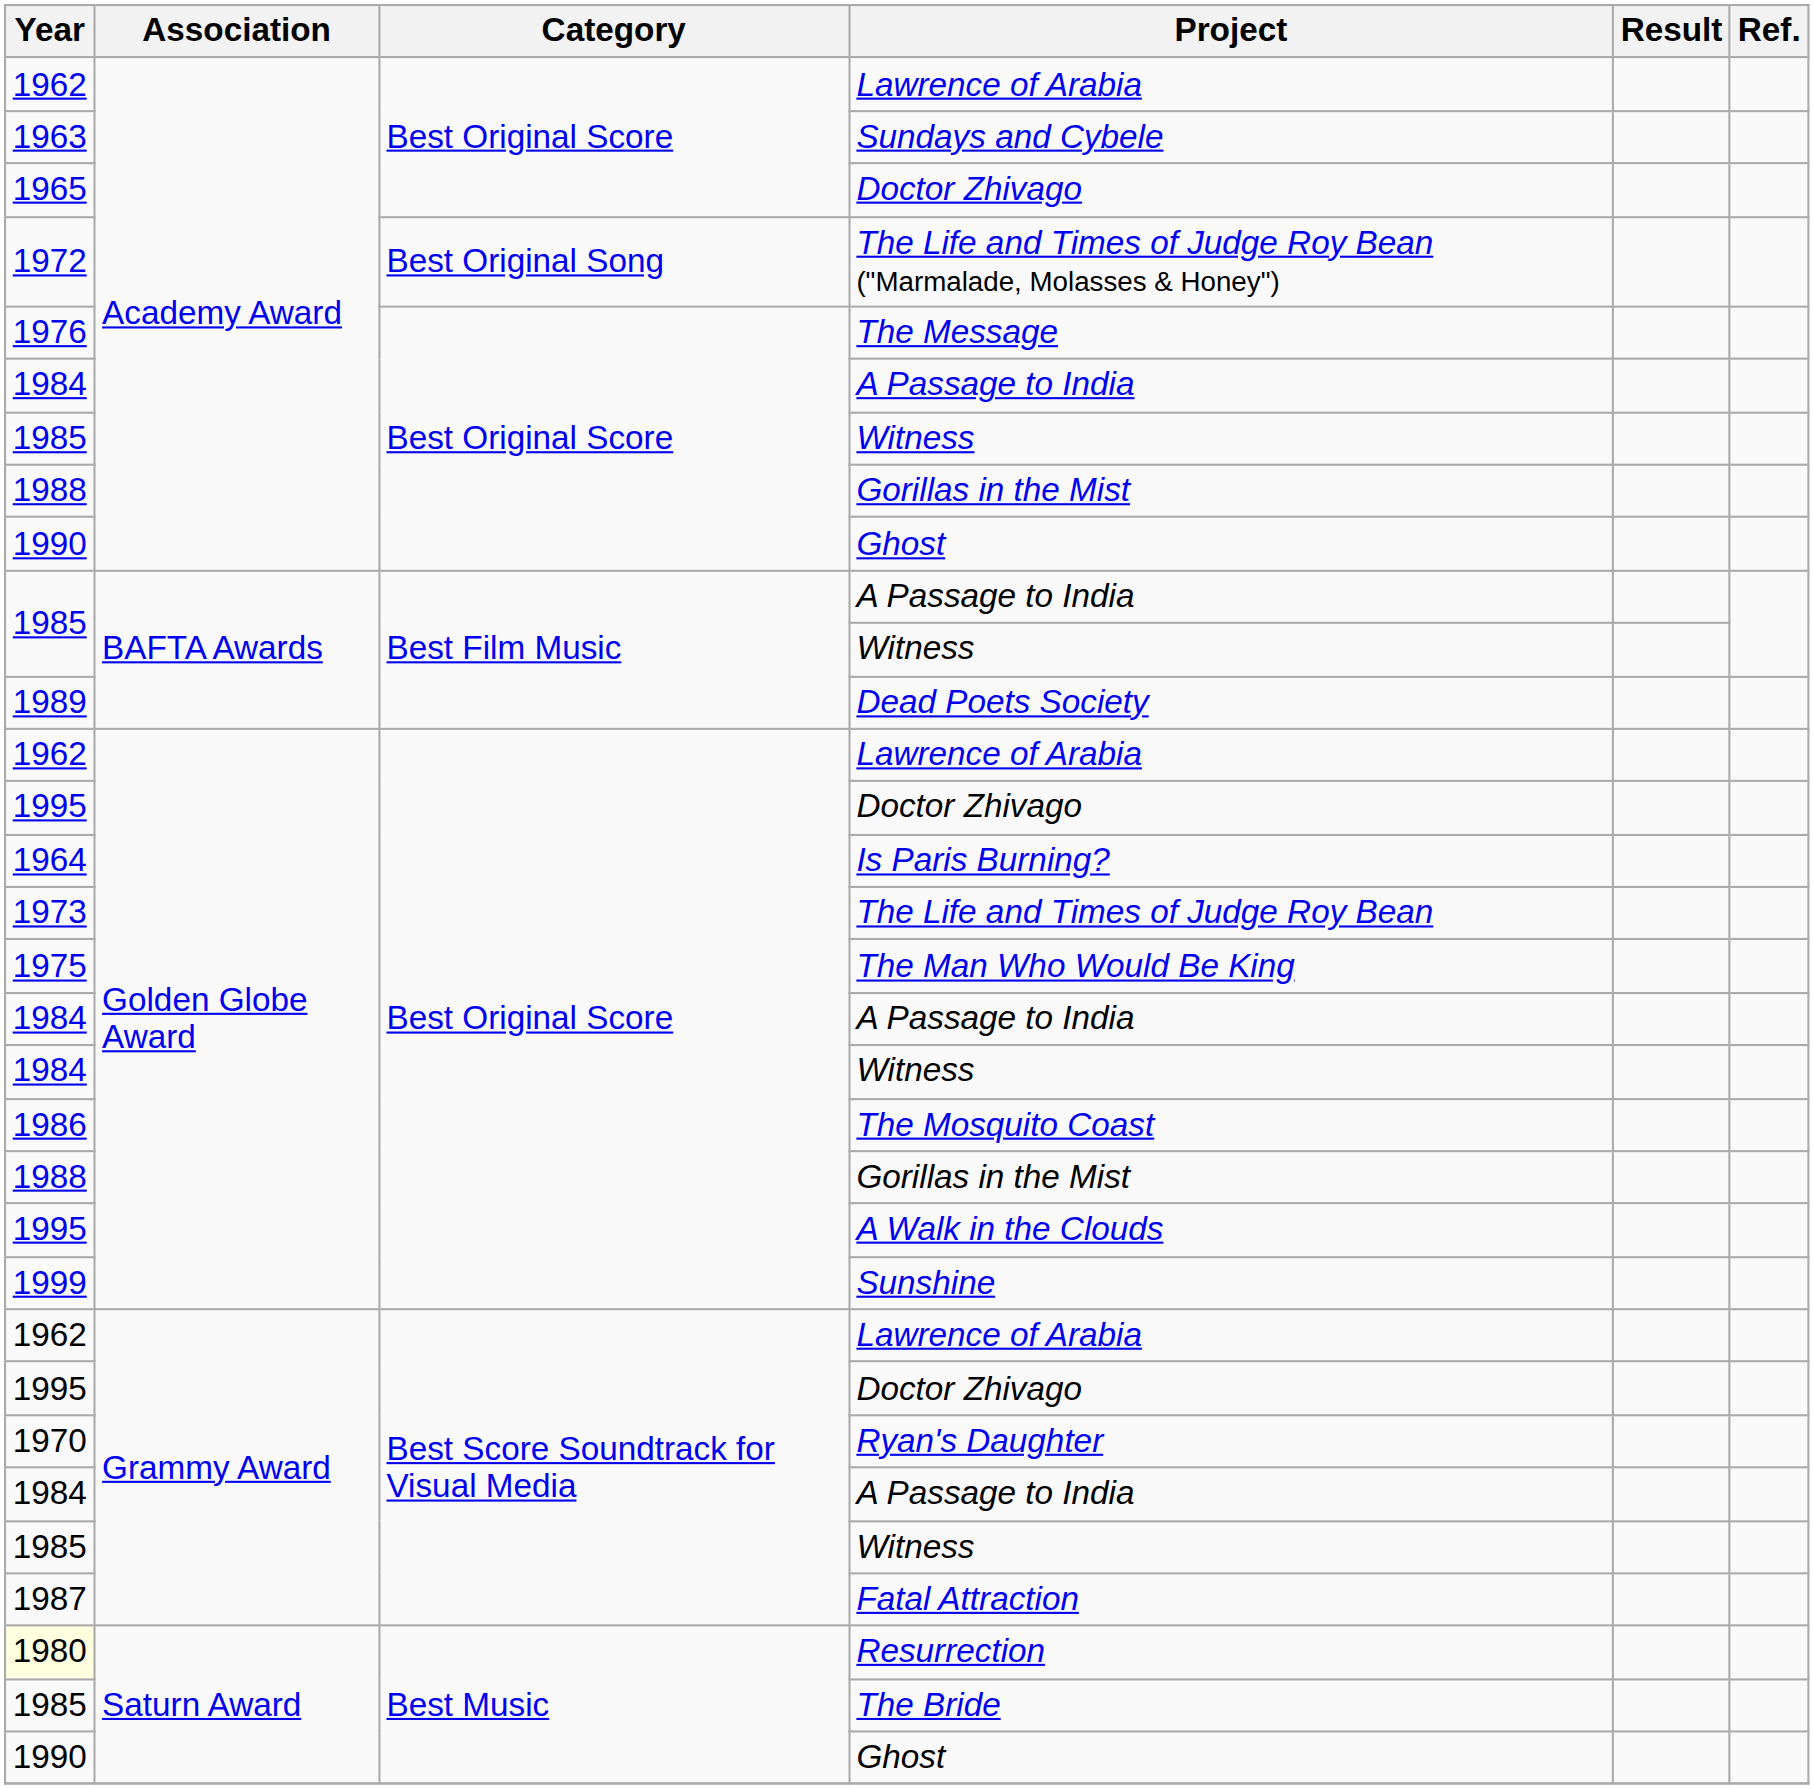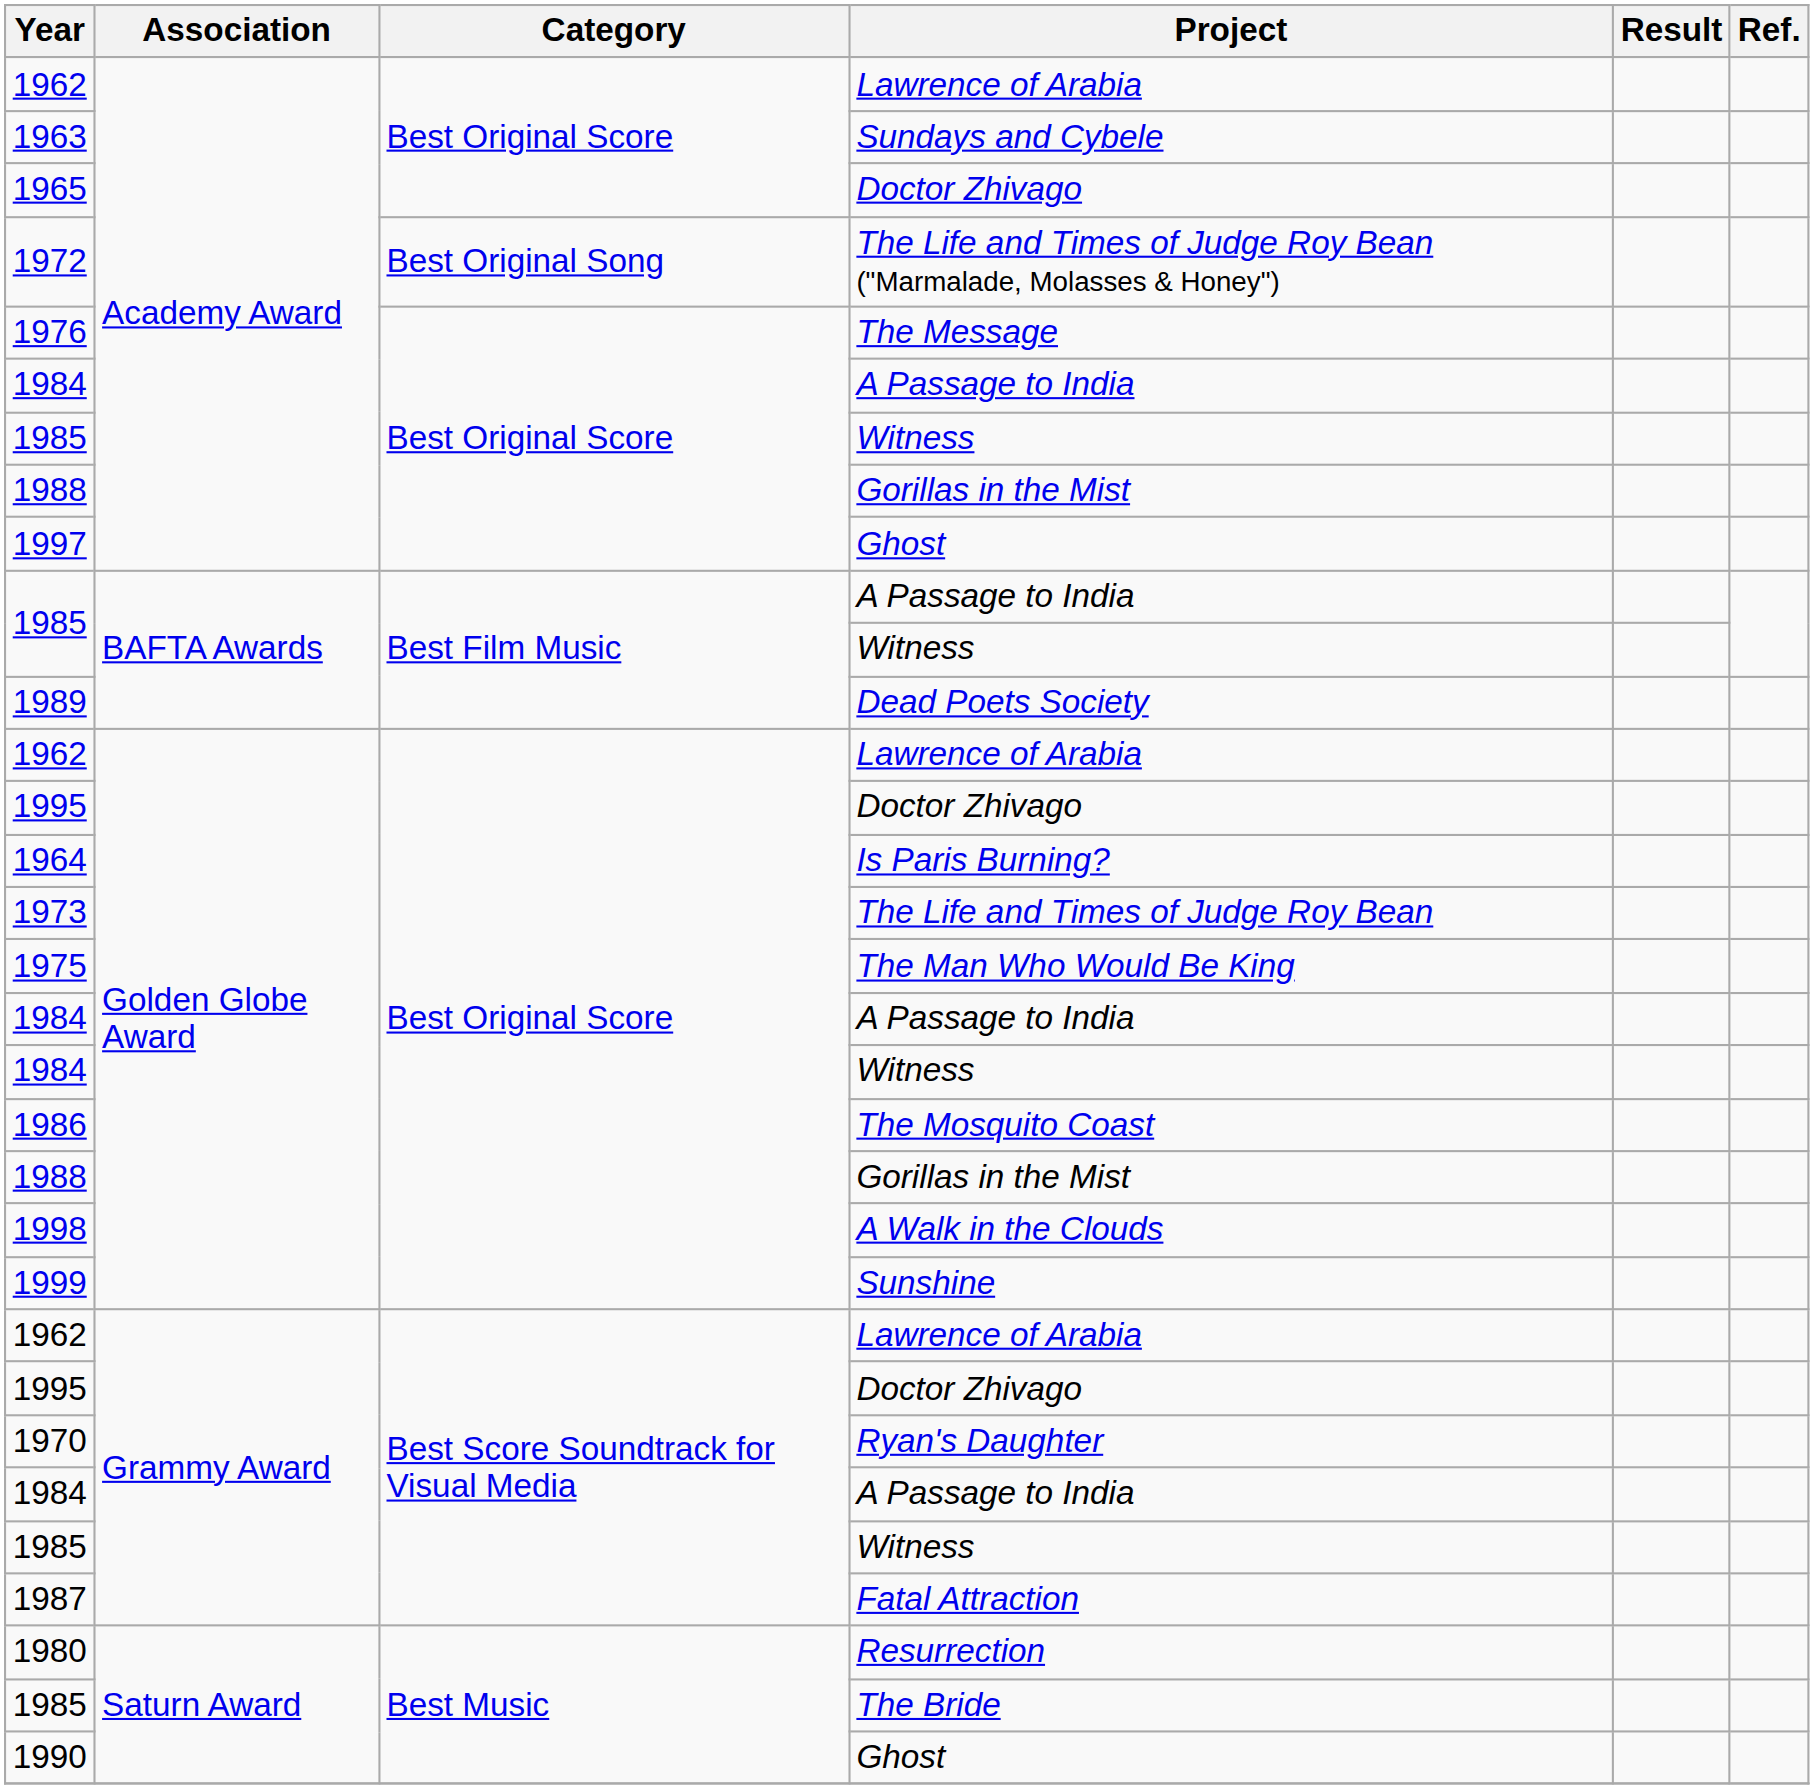(50, 543) 1990 -> (50, 543) 1997
(50, 1229) 1995 -> (50, 1229) 1998
(50, 1651) lightyellow background -> (50, 1651) no background
